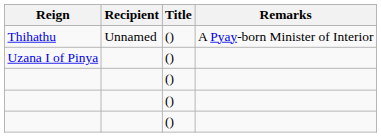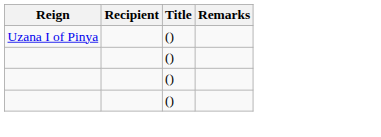- row: (32, 36)
